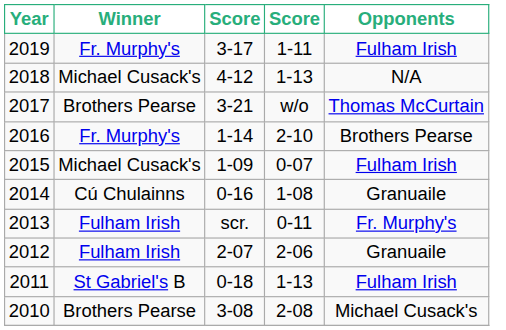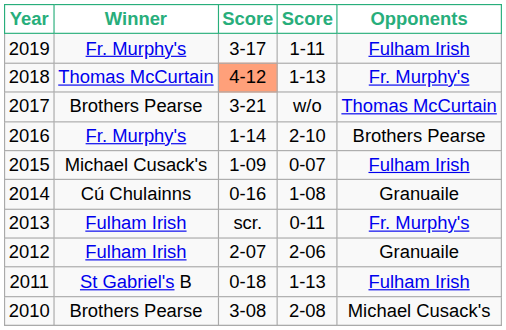(130, 77) Michael Cusack's -> (136, 77) Thomas McCurtain
(235, 77) no background -> (248, 77) lightsalmon background
(406, 77) N/A -> (419, 77) Fr. Murphy's
